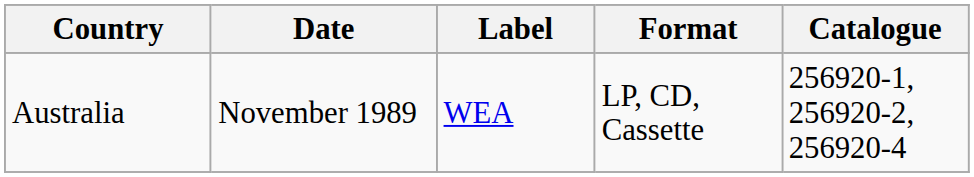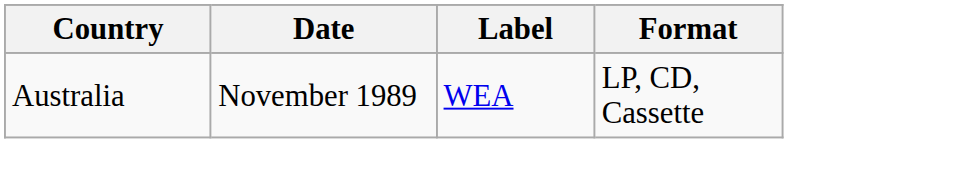- column: (875, 28)
